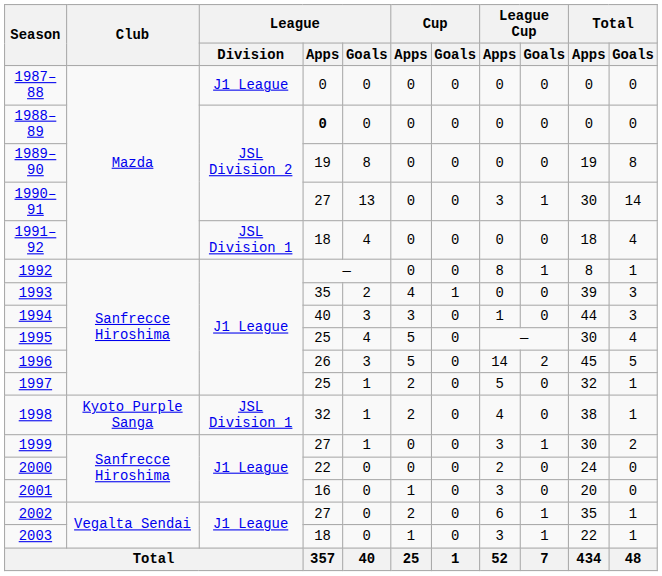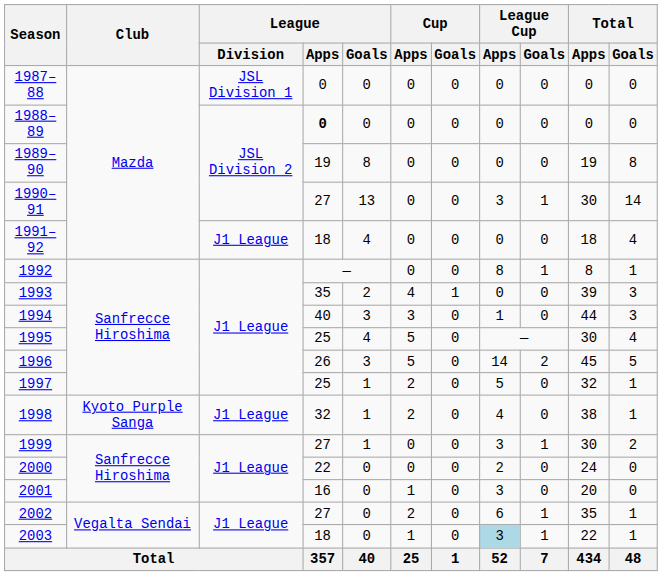(251, 85) J1 League -> (251, 85) JSL Division 1
(251, 240) JSL Division 1 -> (251, 240) J1 League
(251, 415) JSL Division 1 -> (251, 415) J1 League
(500, 536) no background -> (500, 536) lightblue background
